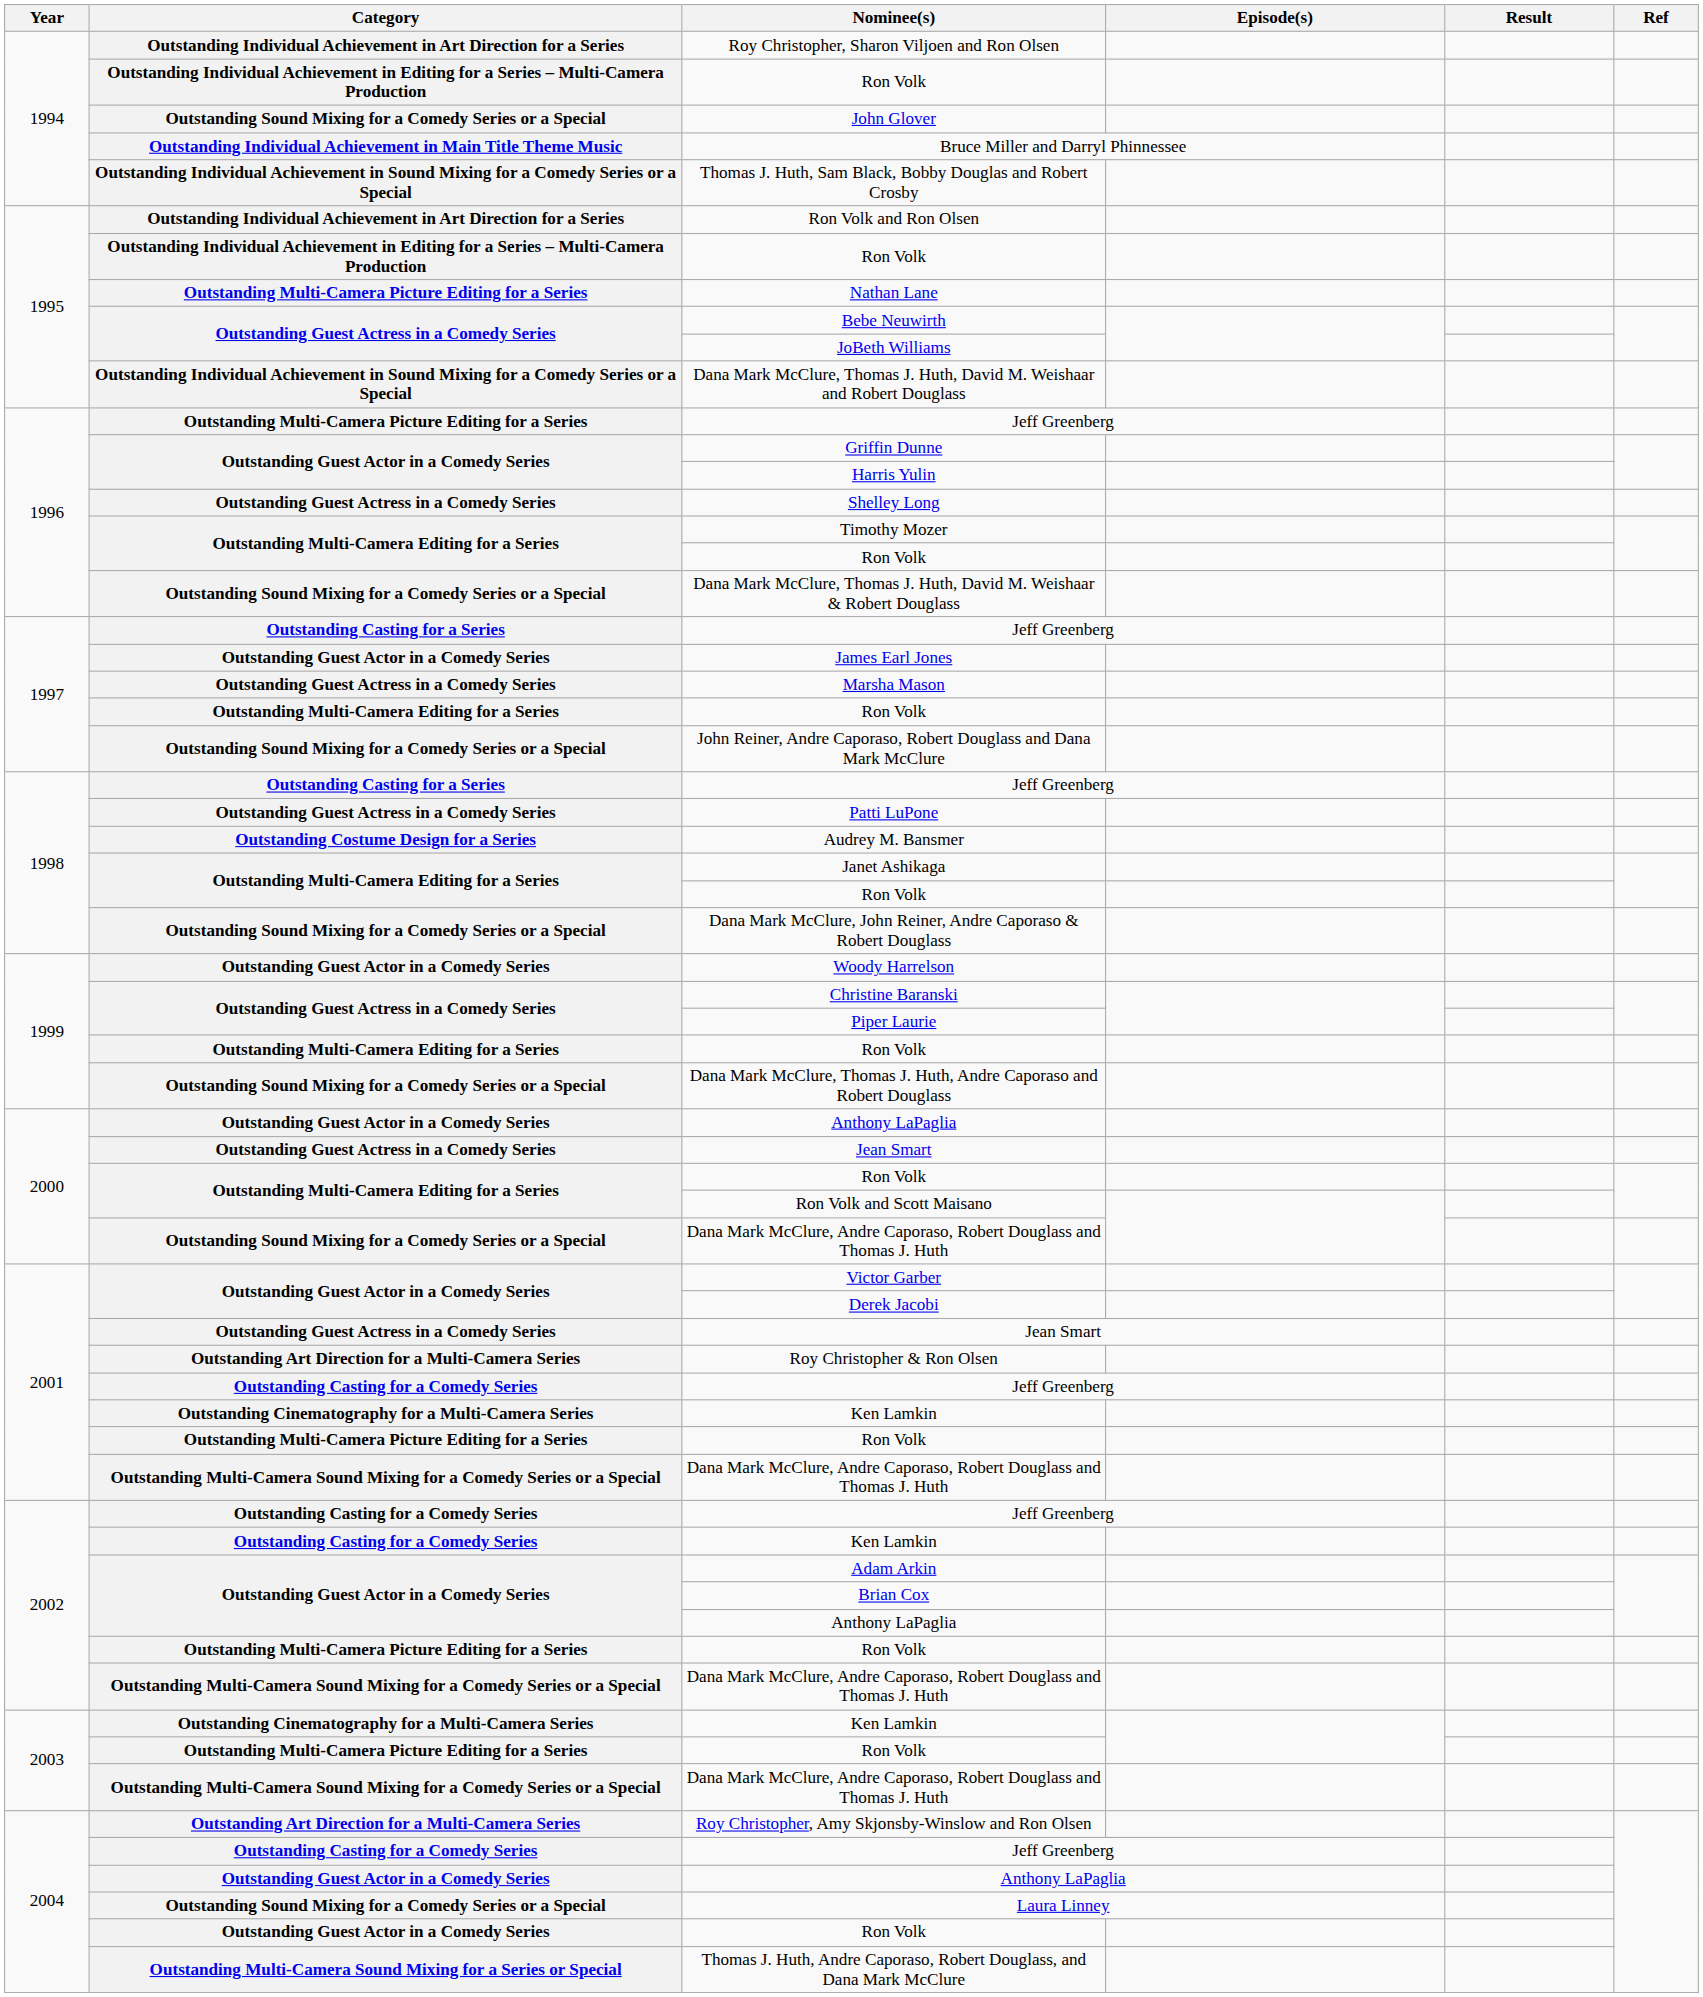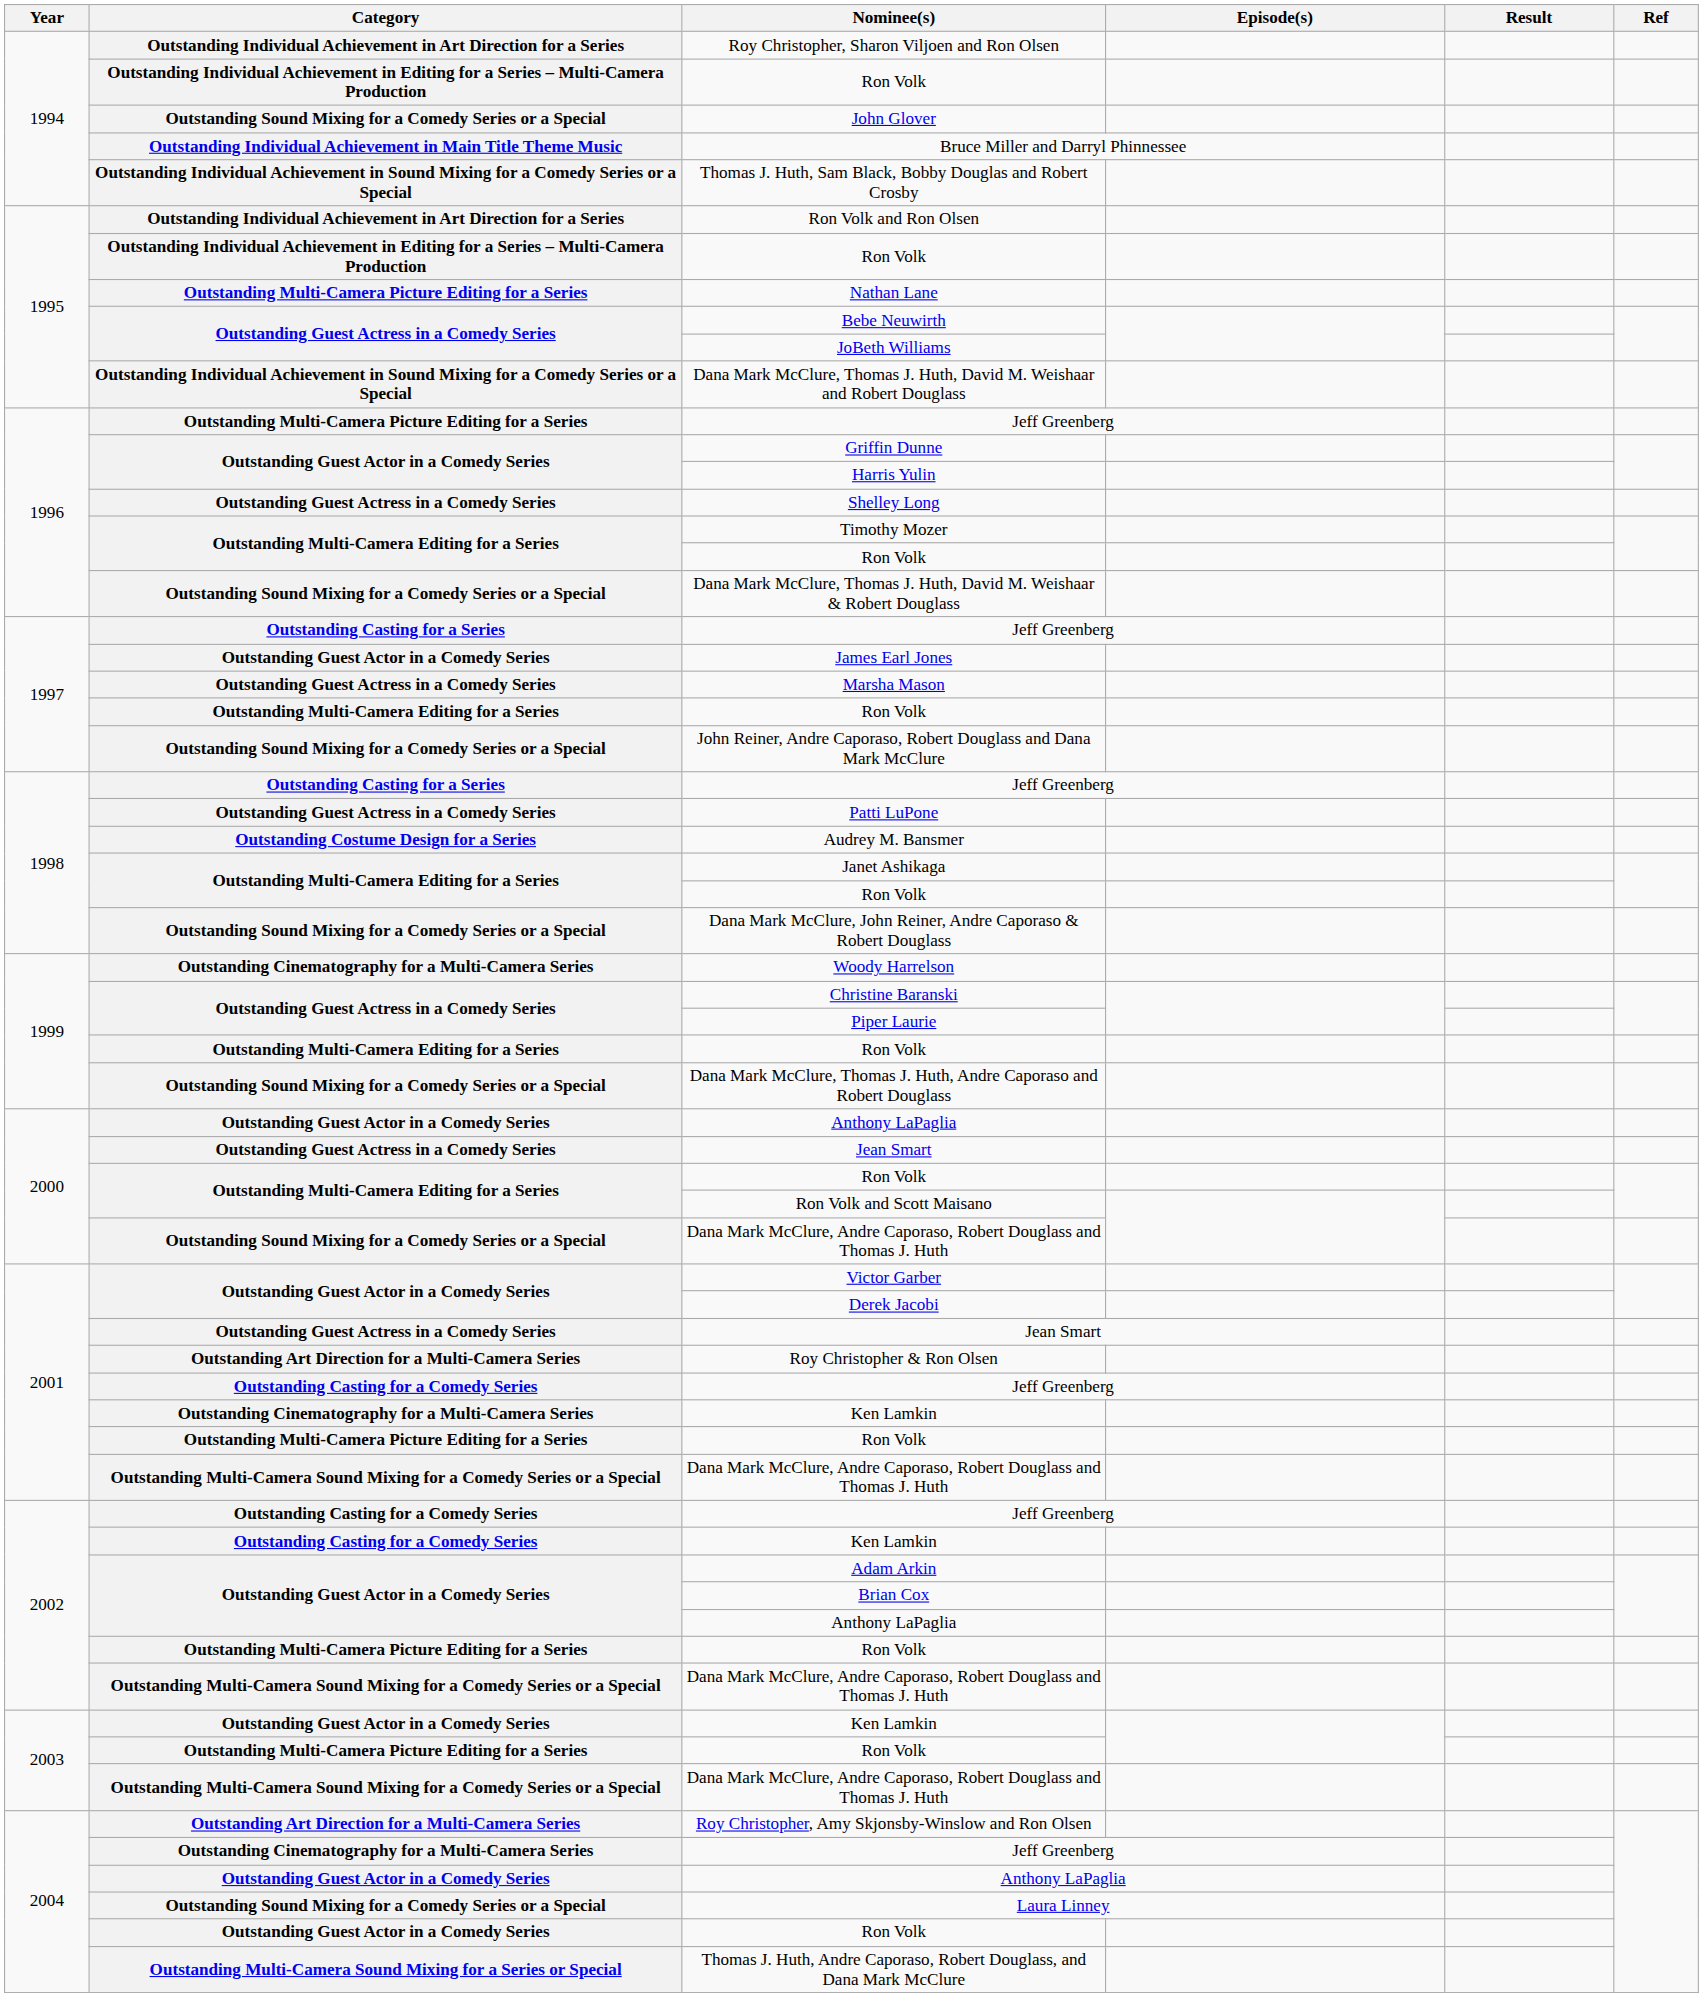(386, 967) Outstanding Guest Actor in a Comedy Series -> (386, 967) Outstanding Cinematography for a Multi-Camera Series
(386, 1723) Outstanding Cinematography for a Multi-Camera Series -> (386, 1723) Outstanding Guest Actor in a Comedy Series
(386, 1851) Outstanding Casting for a Comedy Series -> (386, 1851) Outstanding Cinematography for a Multi-Camera Series
